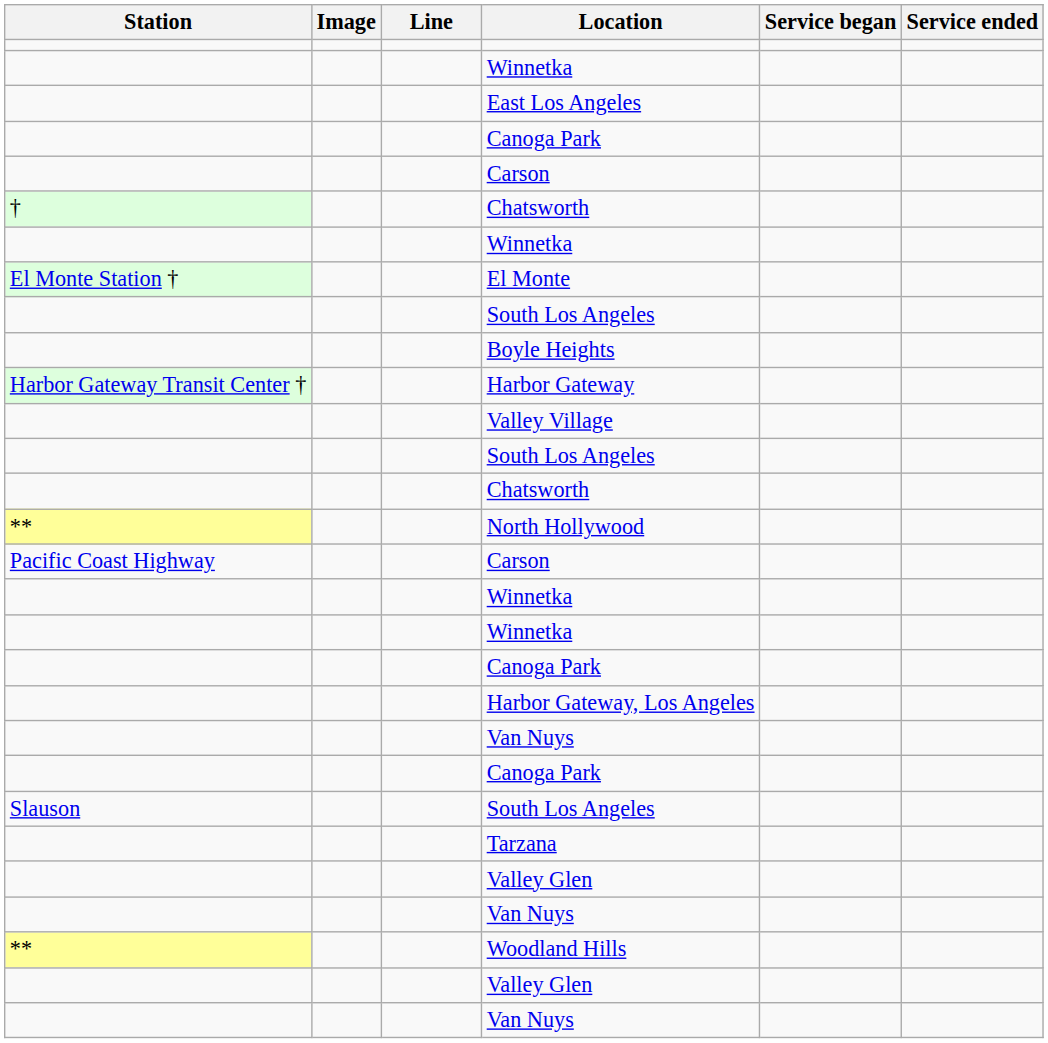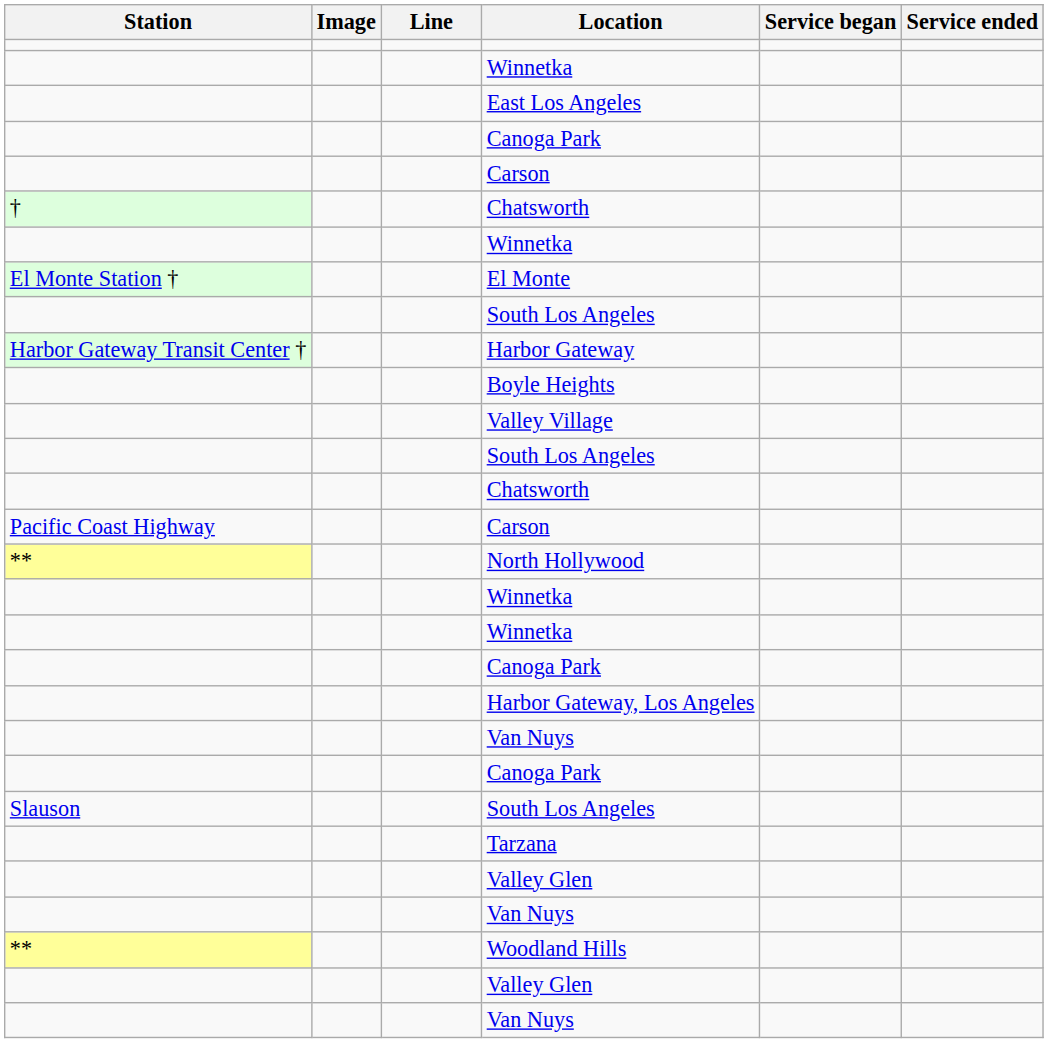rows swapped: (158, 385) <-> (158, 350)
rows swapped: (21, 526) <-> (112, 561)
